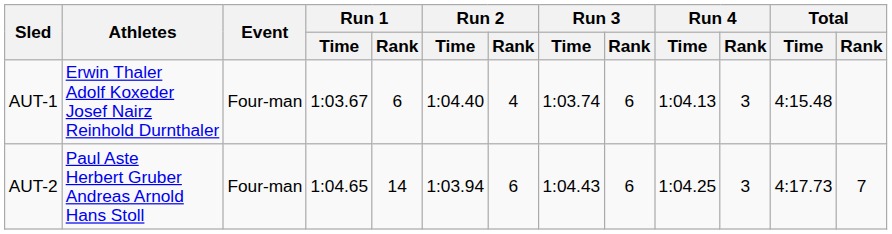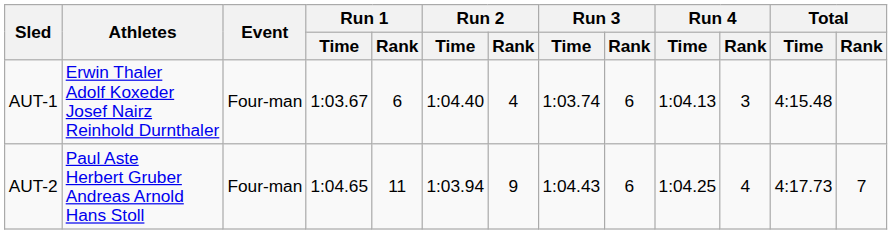(397, 187) 14 -> (397, 187) 11
(513, 187) 6 -> (513, 187) 9
(745, 187) 3 -> (745, 187) 4
